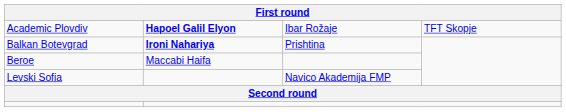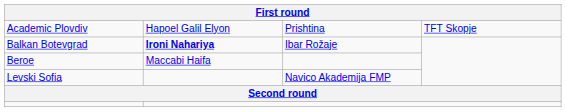(191, 28) bold -> (188, 28) normal
(311, 28) Ibar Rožaje -> (305, 28) Prishtina
(305, 45) Prishtina -> (311, 45) Ibar Rožaje
